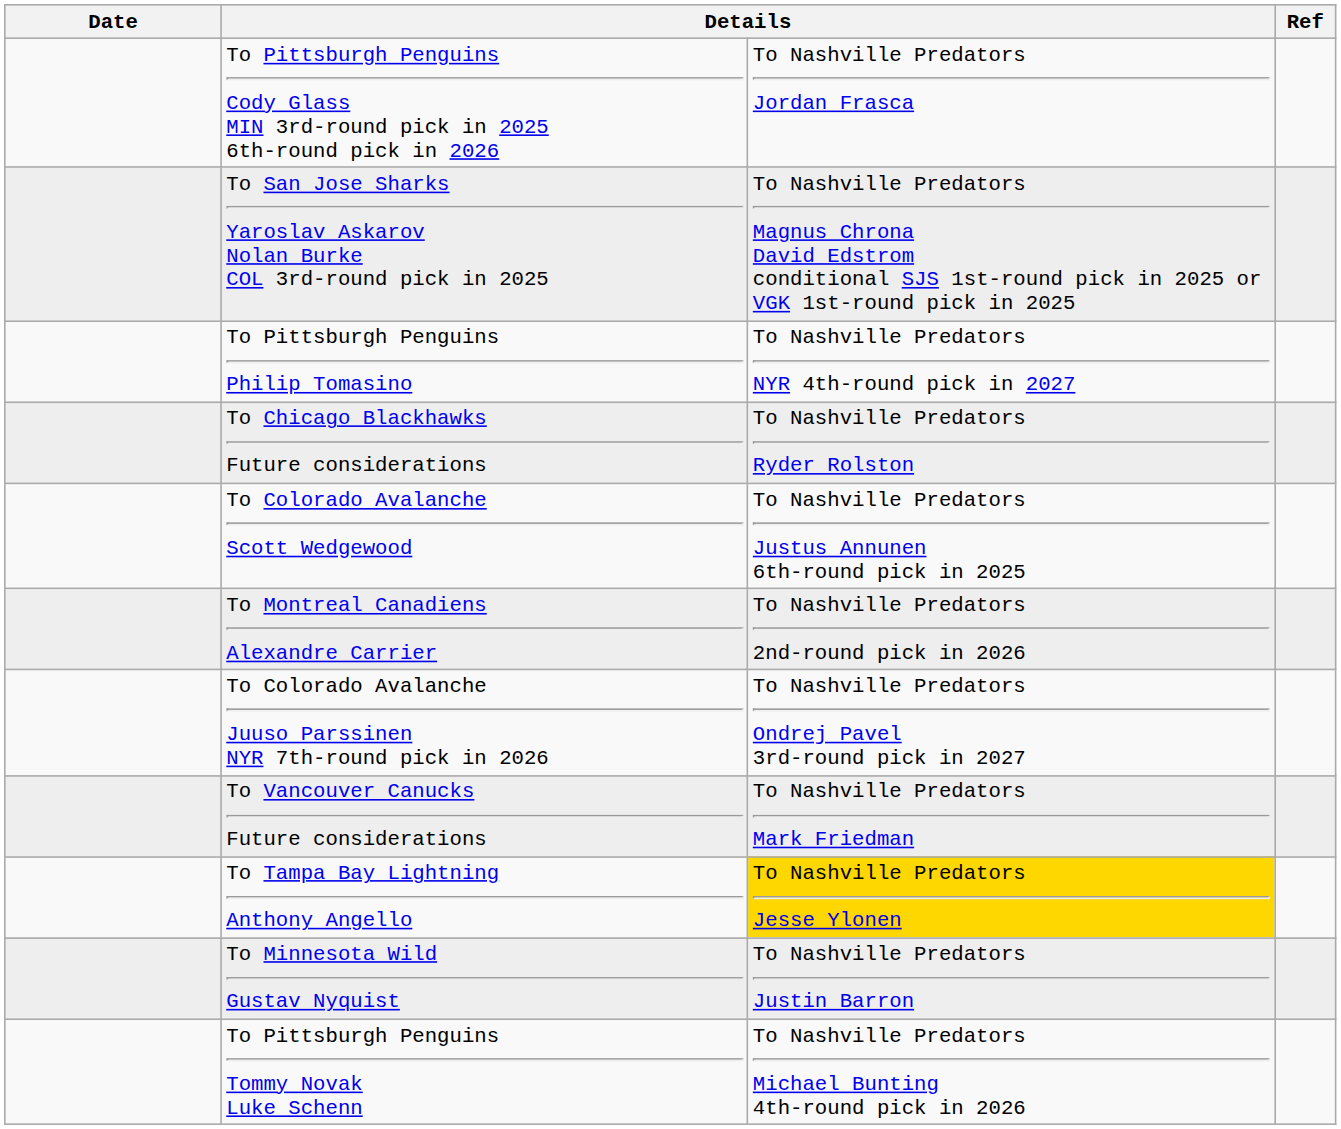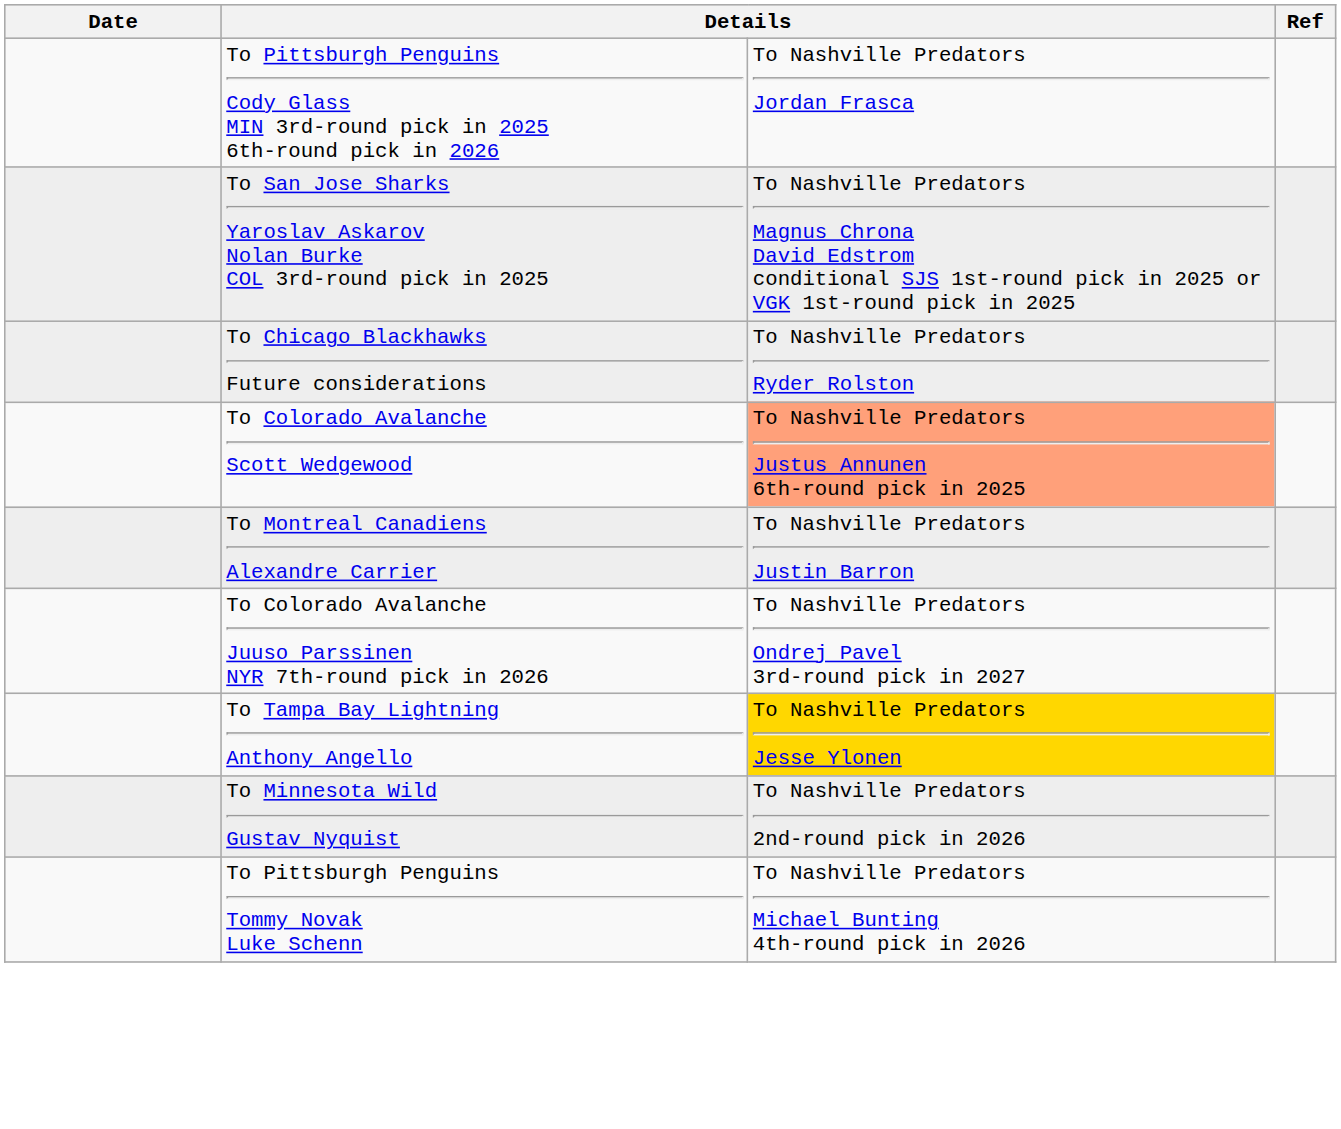- row: (485, 361)
(1011, 536) no background -> (1011, 455) lightsalmon background
(1011, 629) To Nashville Predators 2nd-round pick in 2026 -> (1011, 548) To Nashville Predators Justin Barron
- row: (485, 816)
(1011, 979) To Nashville Predators Justin Barron -> (1011, 816) To Nashville Predators 2nd-round pick in 2026
